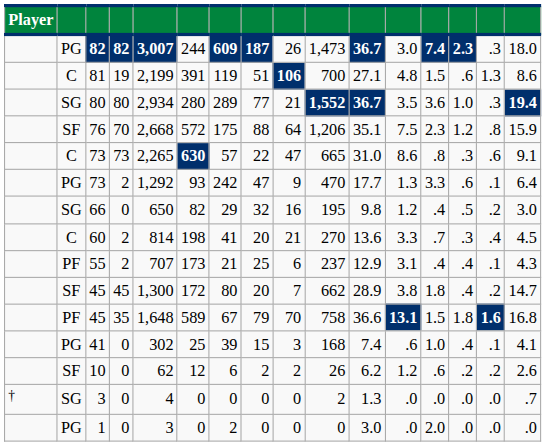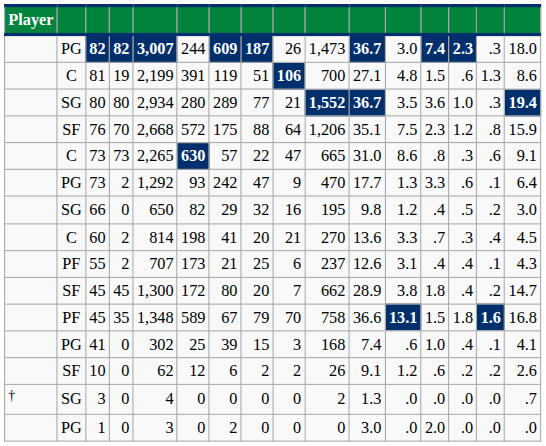(367, 263) 12.9 -> (367, 263) 12.6
(155, 317) 1,648 -> (155, 317) 1,348
(371, 370) 6.2 -> (371, 370) 9.1
